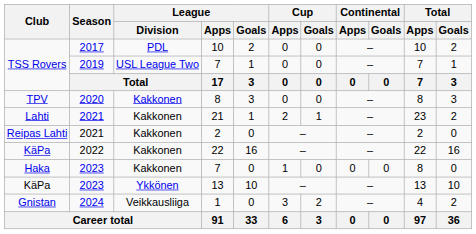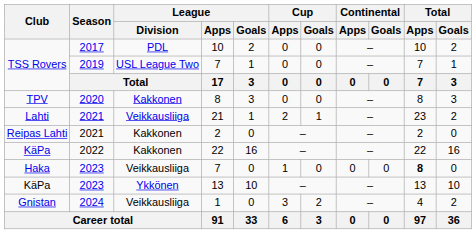(158, 116) Kakkonen -> (158, 116) Veikkausliiga
(158, 168) Kakkonen -> (158, 168) Veikkausliiga
(420, 168) normal -> (420, 168) bold
